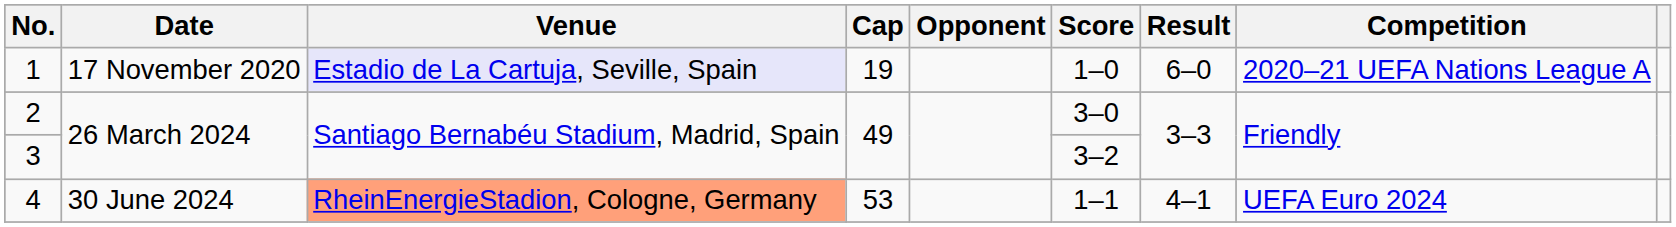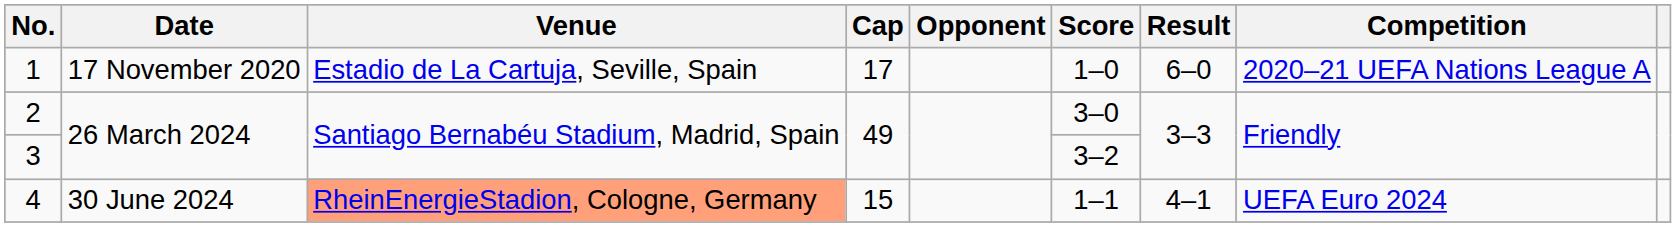(535, 69) lavender background -> (535, 69) no background
(878, 69) 19 -> (878, 69) 17
(878, 199) 53 -> (878, 199) 15
